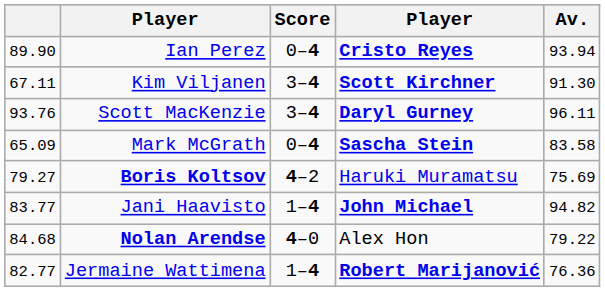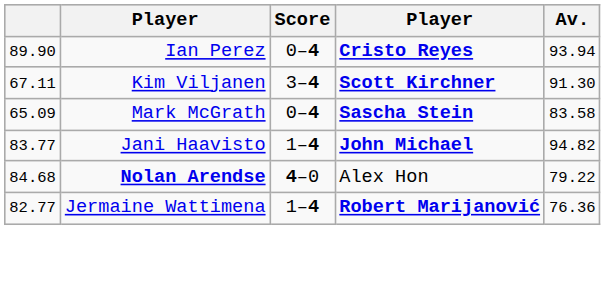- row: (182, 114)
- row: (193, 176)
